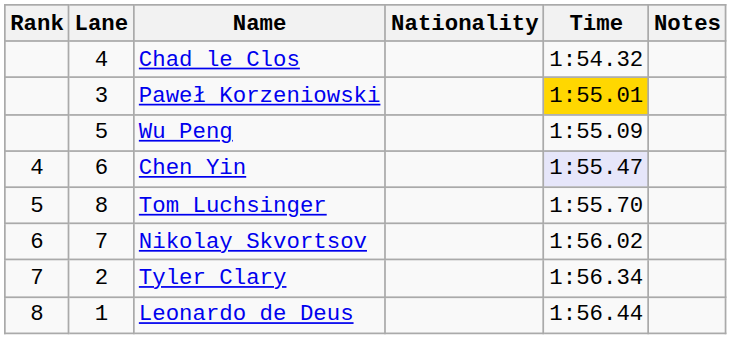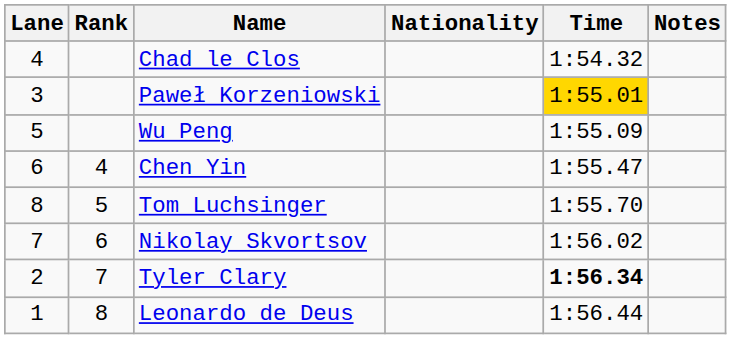columns swapped: (37, 23) <-> (101, 23)
(596, 169) lavender background -> (596, 169) no background
(596, 278) normal -> (596, 278) bold
